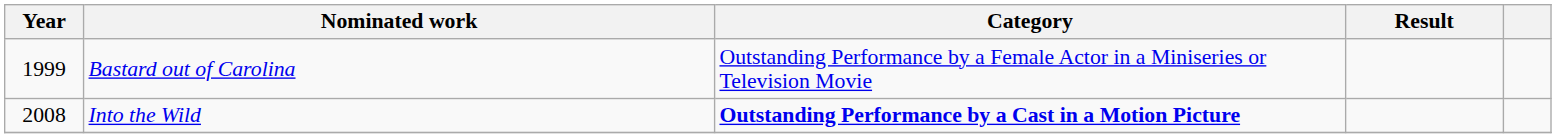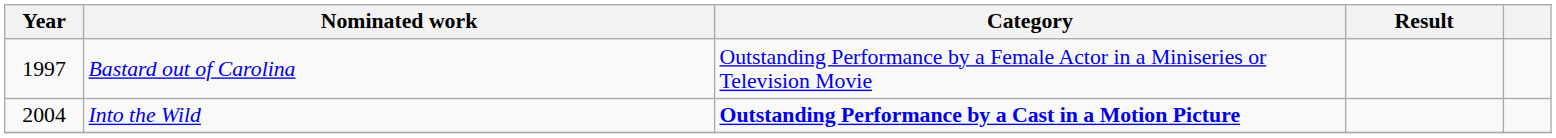(44, 68) 1999 -> (44, 68) 1997
(44, 115) 2008 -> (44, 115) 2004
